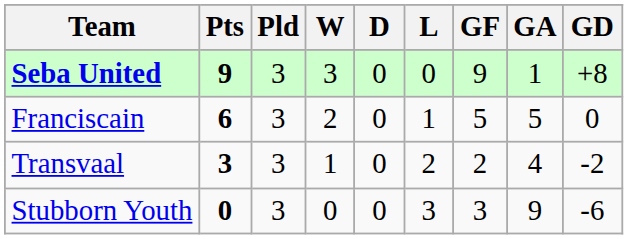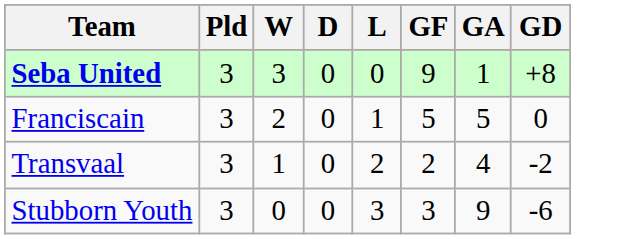- column: (225, 27)
